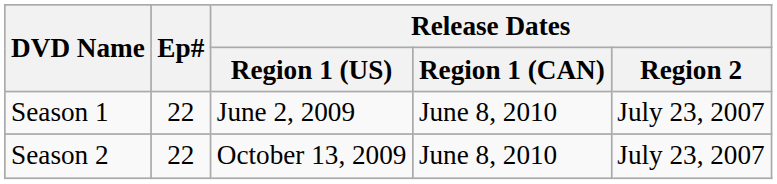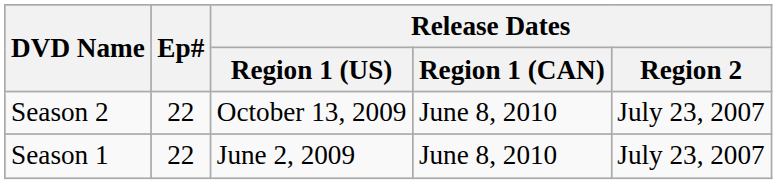rows swapped: (60, 112) <-> (60, 155)
